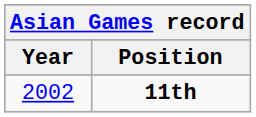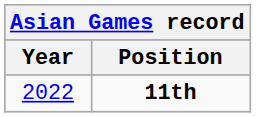(48, 93) 2002 -> (48, 93) 2022
